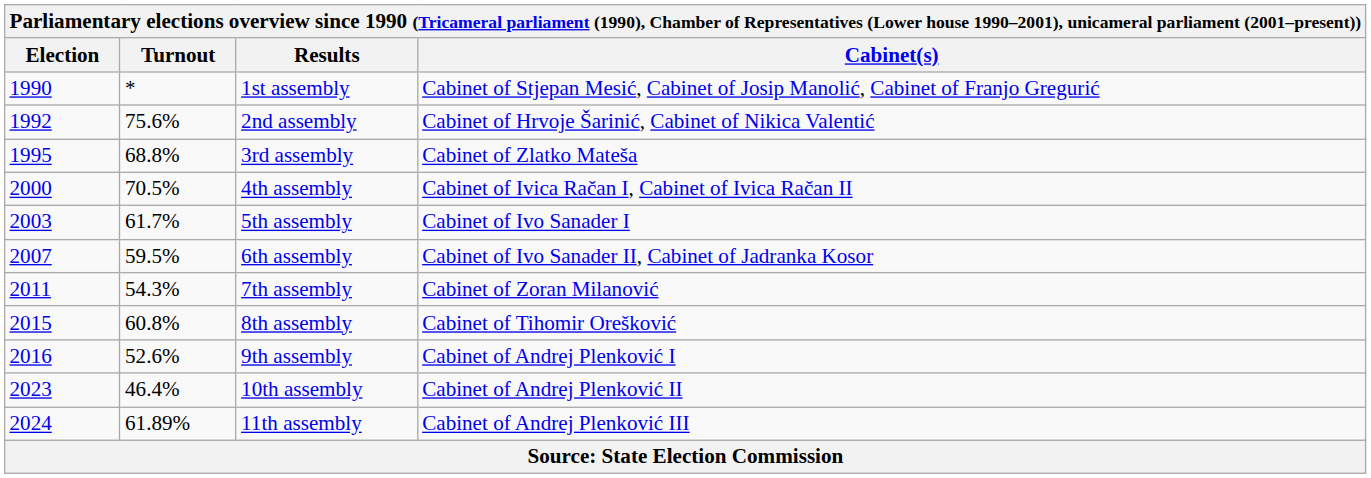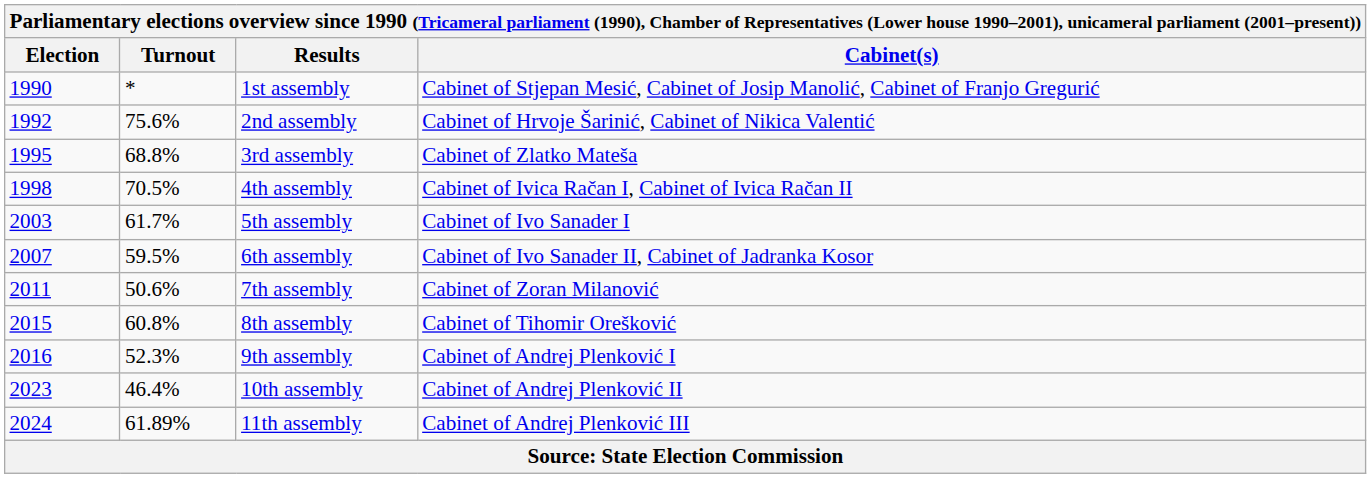(31, 188) 2000 -> (31, 188) 1998
(152, 289) 54.3% -> (152, 289) 50.6%
(152, 356) 52.6% -> (152, 356) 52.3%
